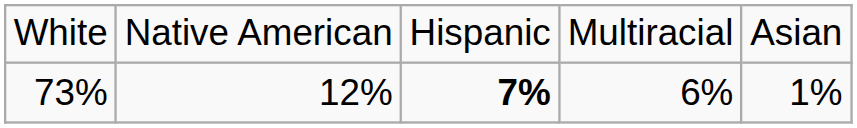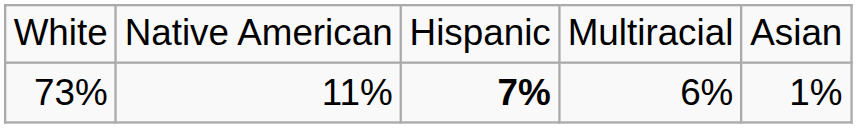(356, 92) 12% -> (357, 92) 11%
